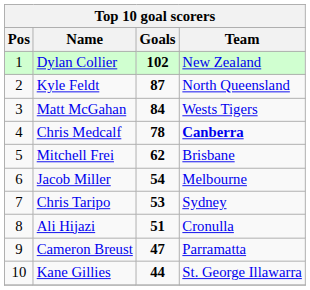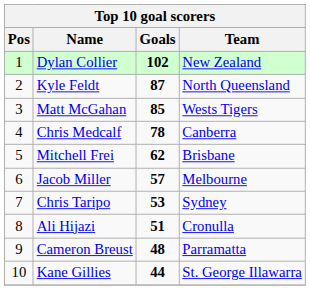(158, 109) 84 -> (158, 109) 85
(213, 132) bold -> (209, 132) normal
(158, 179) 54 -> (158, 179) 57
(158, 249) 47 -> (158, 249) 48
